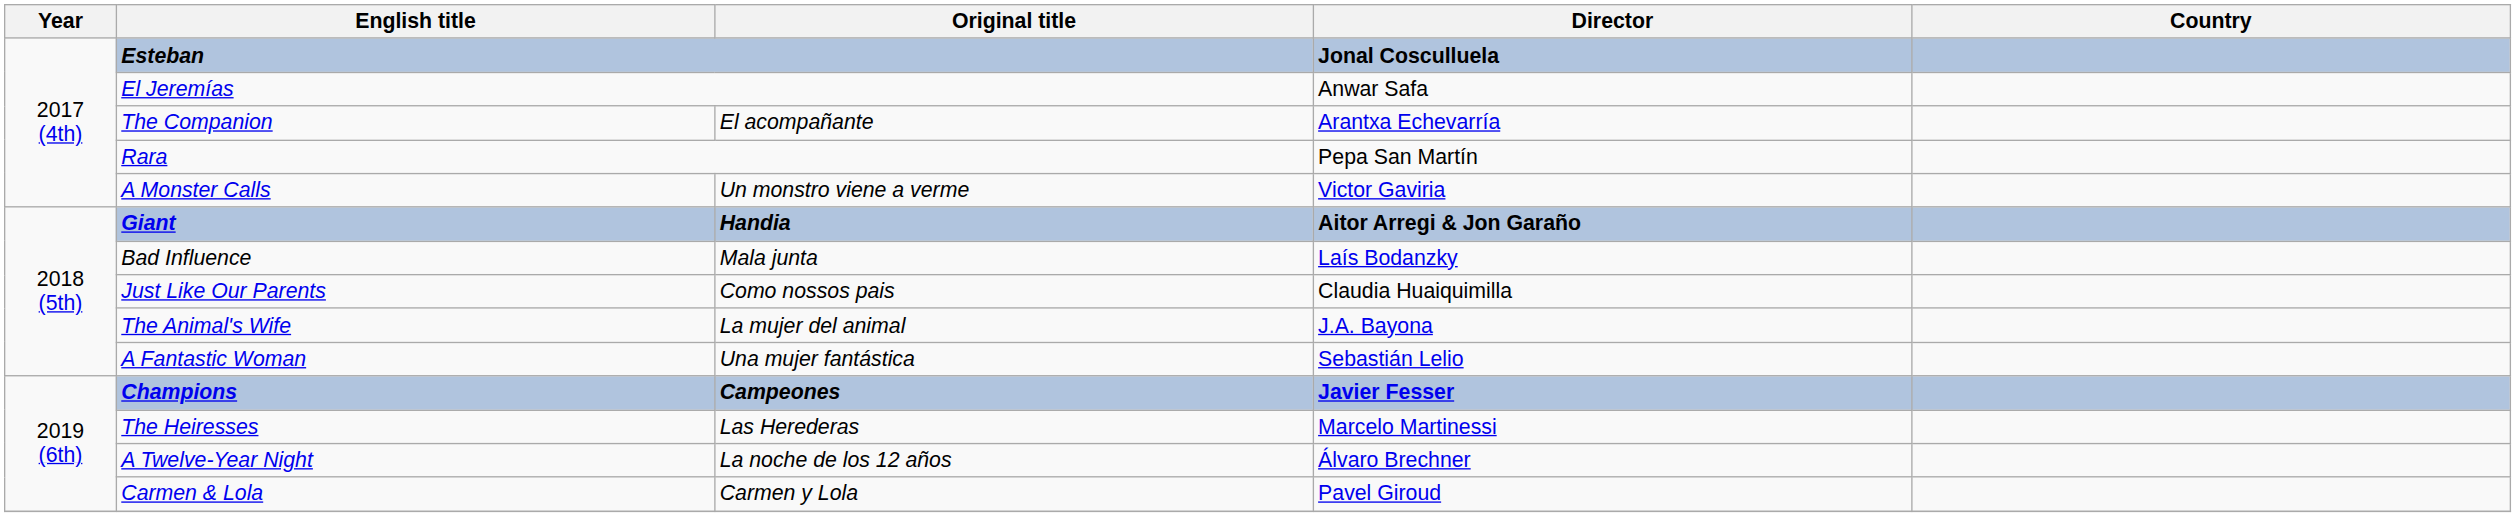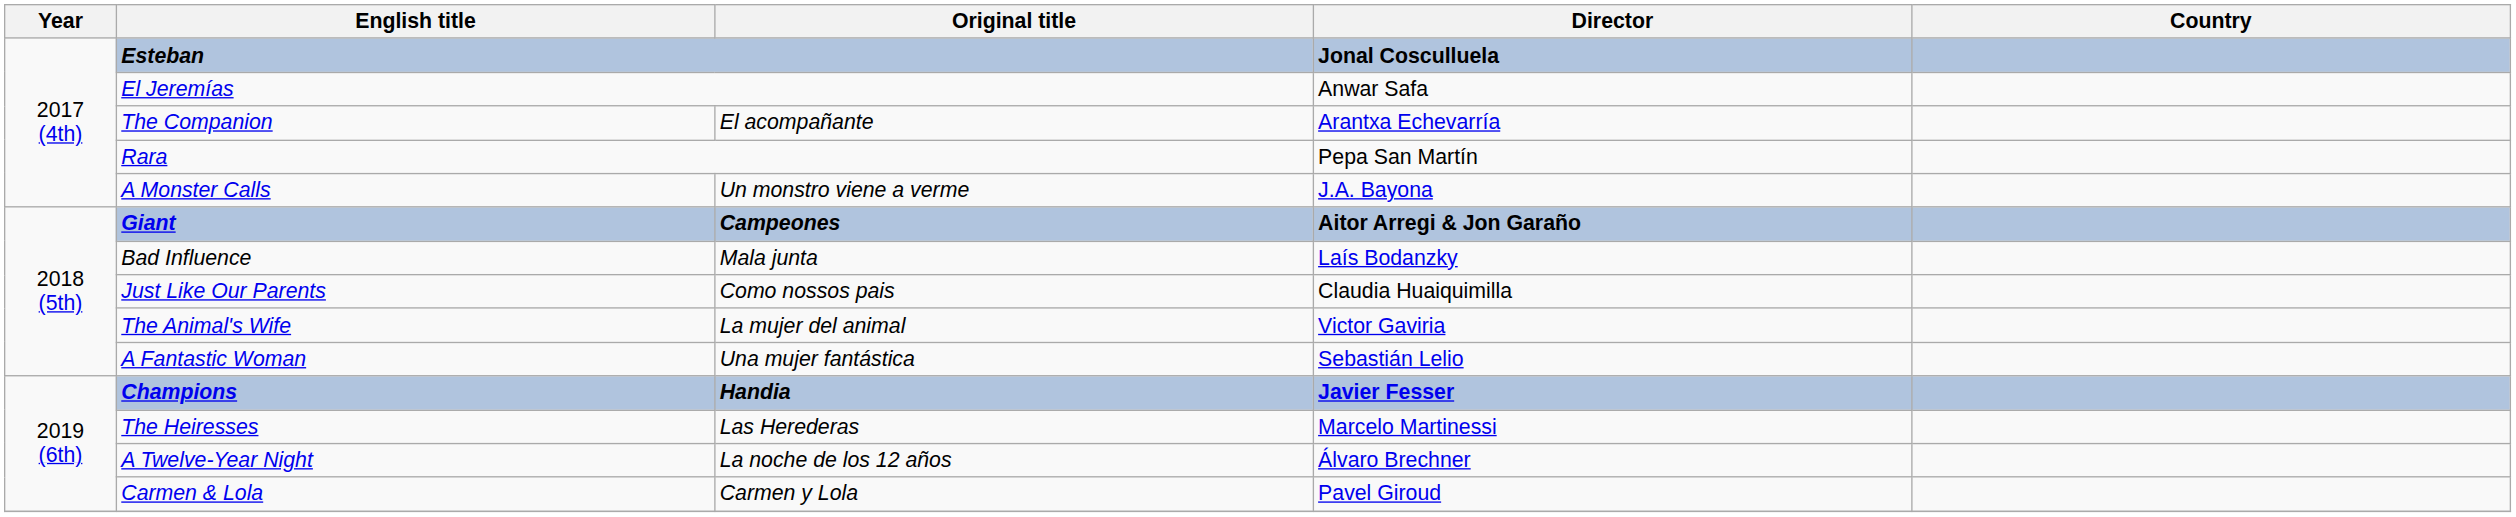(1382, 190) Victor Gaviria -> (1375, 190) J.A. Bayona
(755, 223) Handia -> (780, 223) Campeones
(1375, 325) J.A. Bayona -> (1382, 325) Victor Gaviria
(780, 392) Campeones -> (755, 392) Handia
